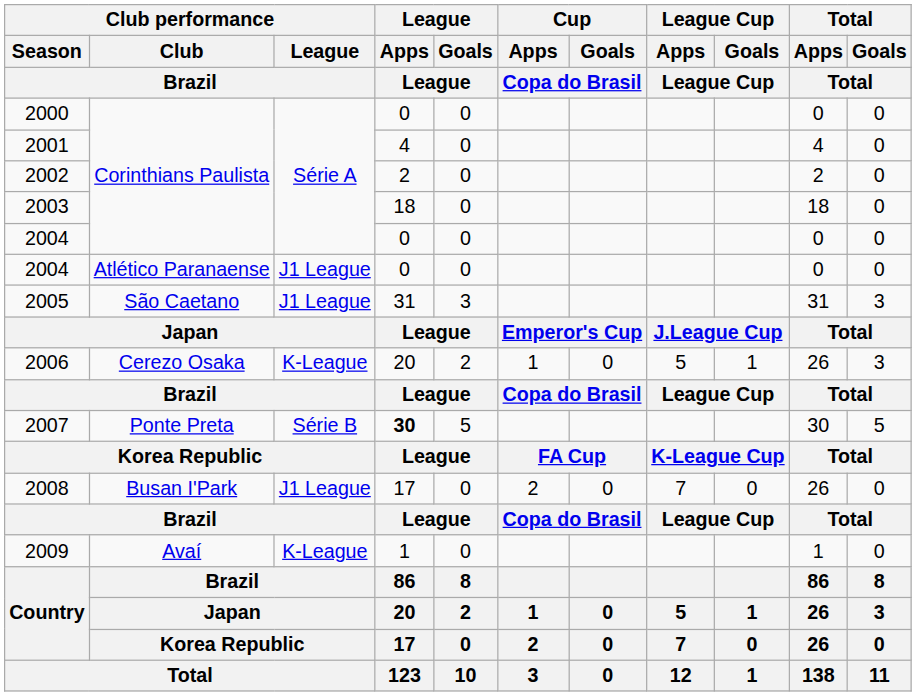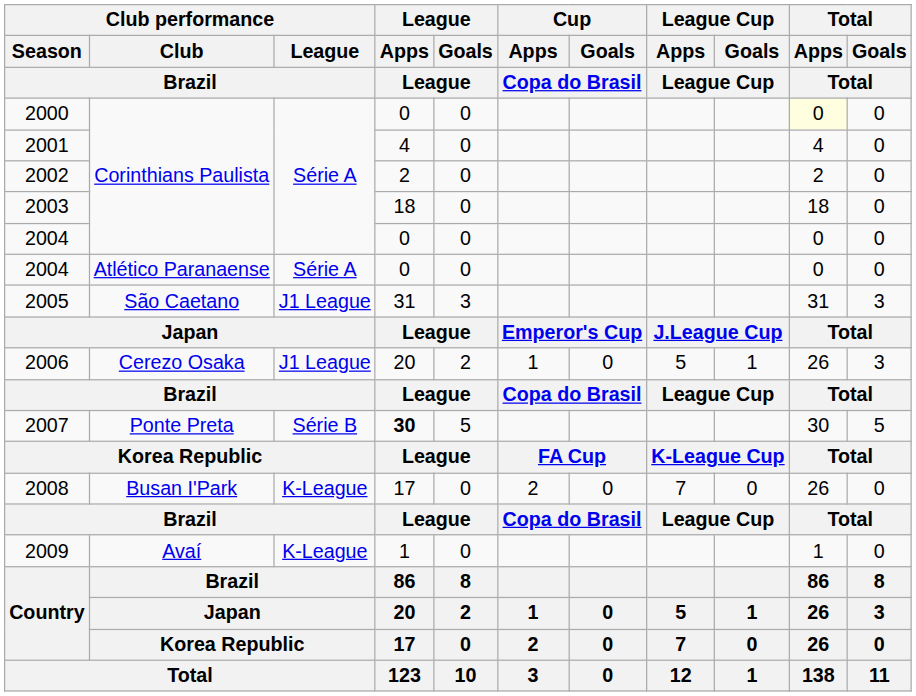(818, 113) no background -> (818, 113) lightyellow background
(325, 269) J1 League -> (325, 269) Série A
(325, 363) K-League -> (325, 363) J1 League
(325, 488) J1 League -> (325, 488) K-League
